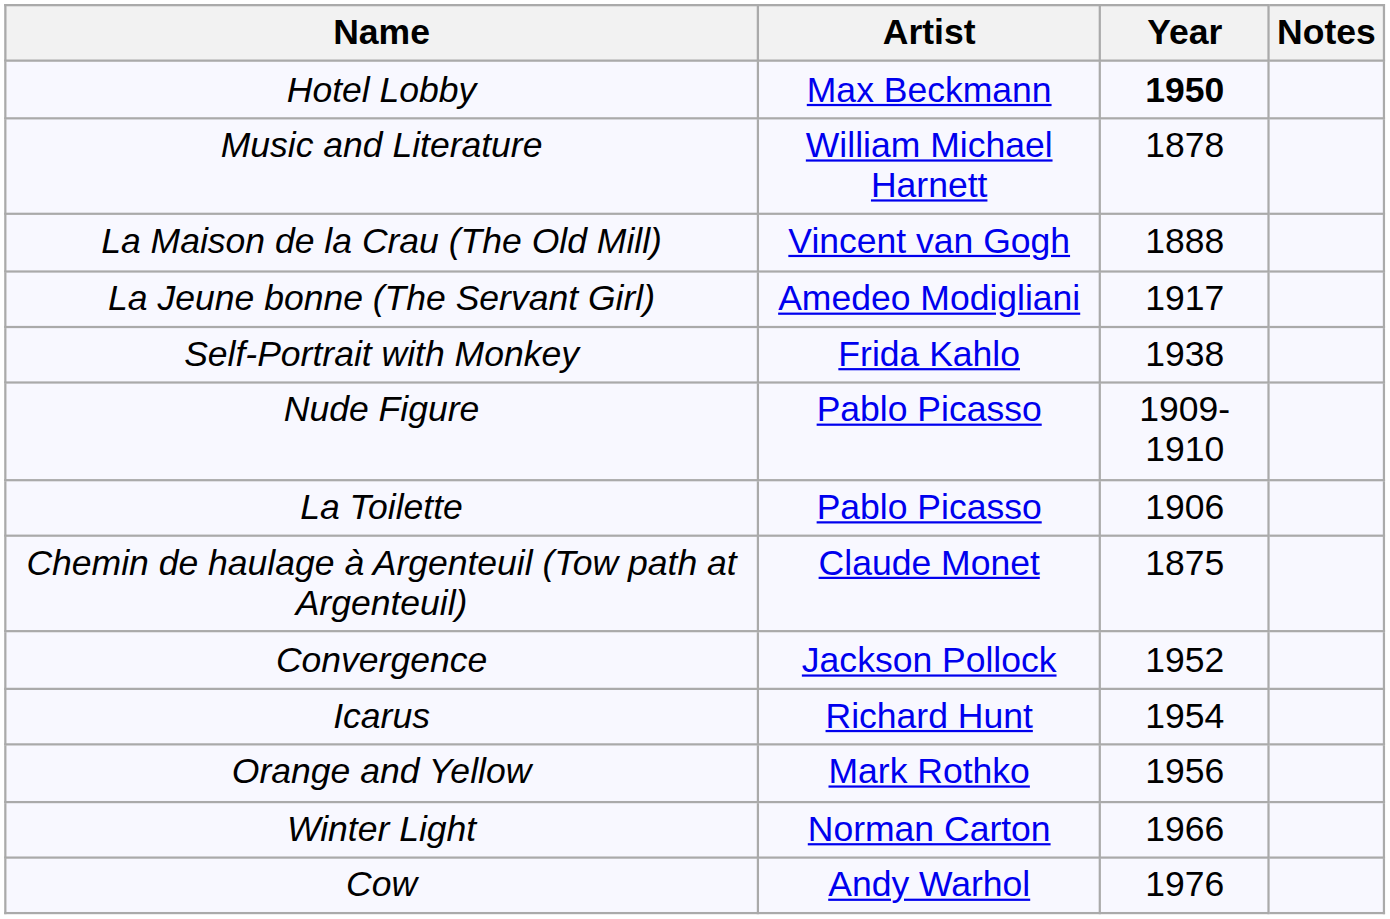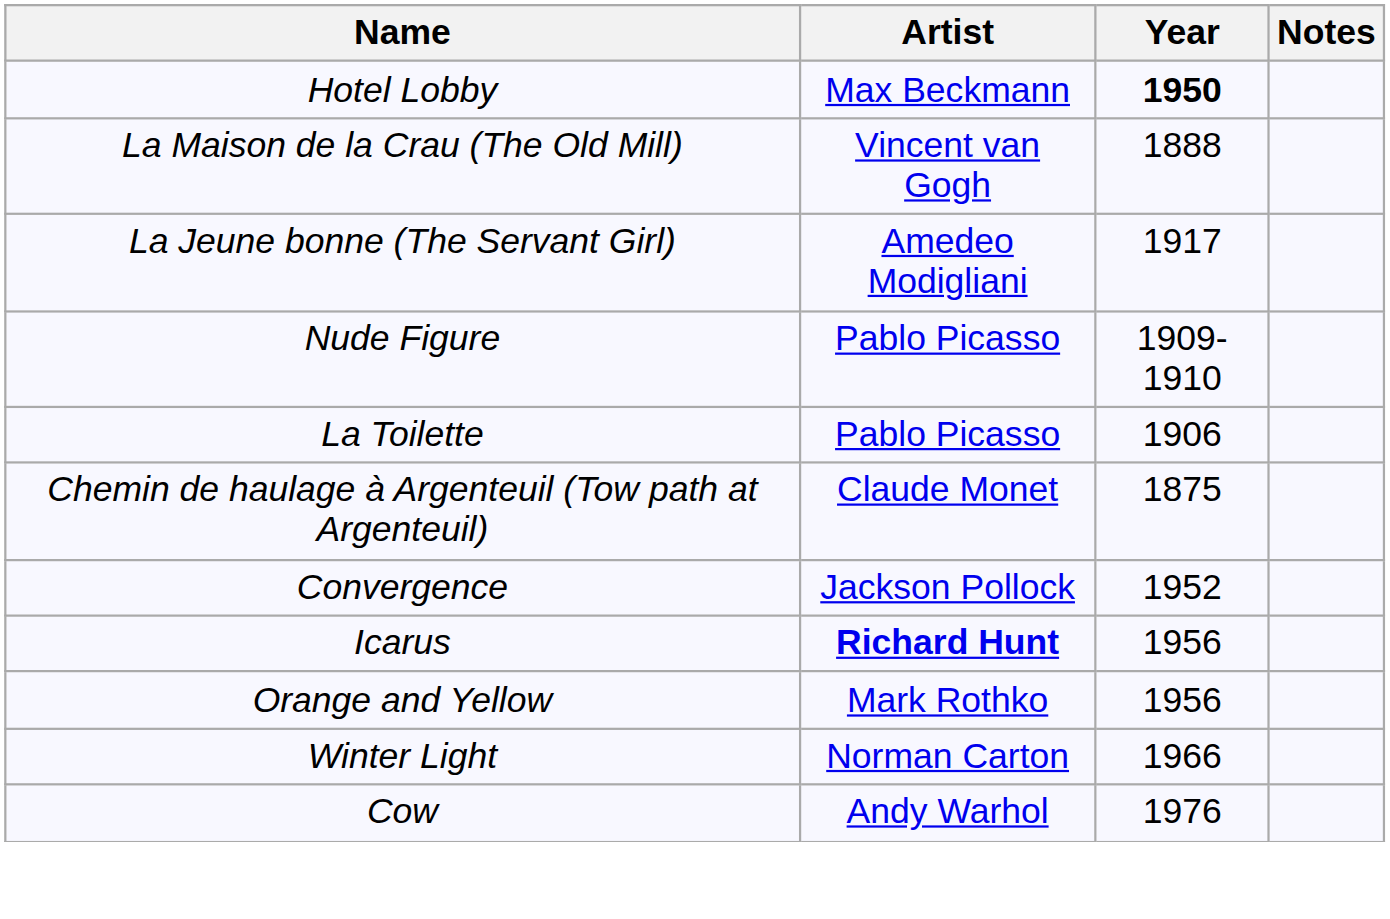- row: (382, 145)
- row: (382, 354)
(929, 715) normal -> (948, 643) bold
(1185, 715) 1954 -> (1182, 643) 1956
